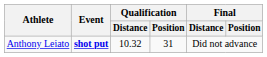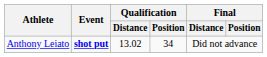(130, 44) 10.32 -> (130, 44) 13.02
(168, 44) 31 -> (168, 44) 34
